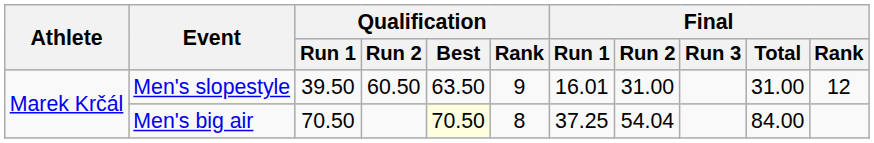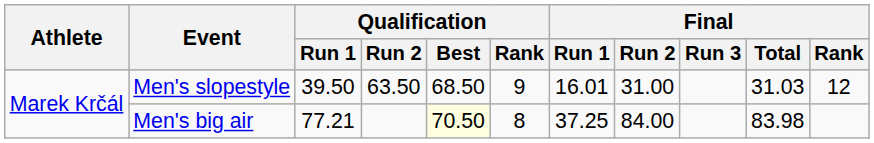(394, 87) 60.50 -> (394, 87) 63.50
(458, 87) 63.50 -> (458, 87) 68.50
(778, 87) 31.00 -> (778, 87) 31.03
(328, 121) 70.50 -> (328, 121) 77.21
(647, 121) 54.04 -> (647, 121) 84.00
(778, 121) 84.00 -> (778, 121) 83.98
